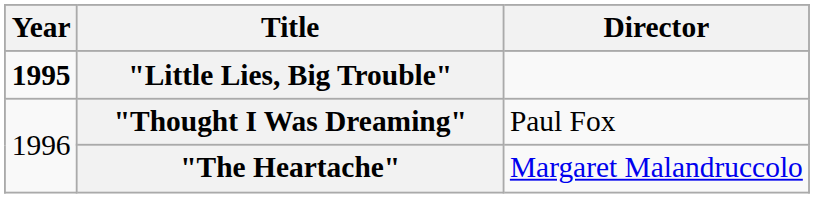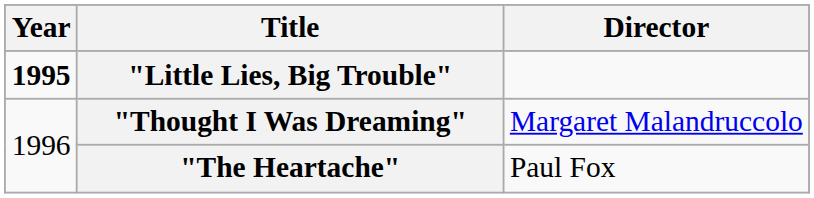(563, 121) Paul Fox -> (656, 121) Margaret Malandruccolo
(656, 167) Margaret Malandruccolo -> (563, 167) Paul Fox
